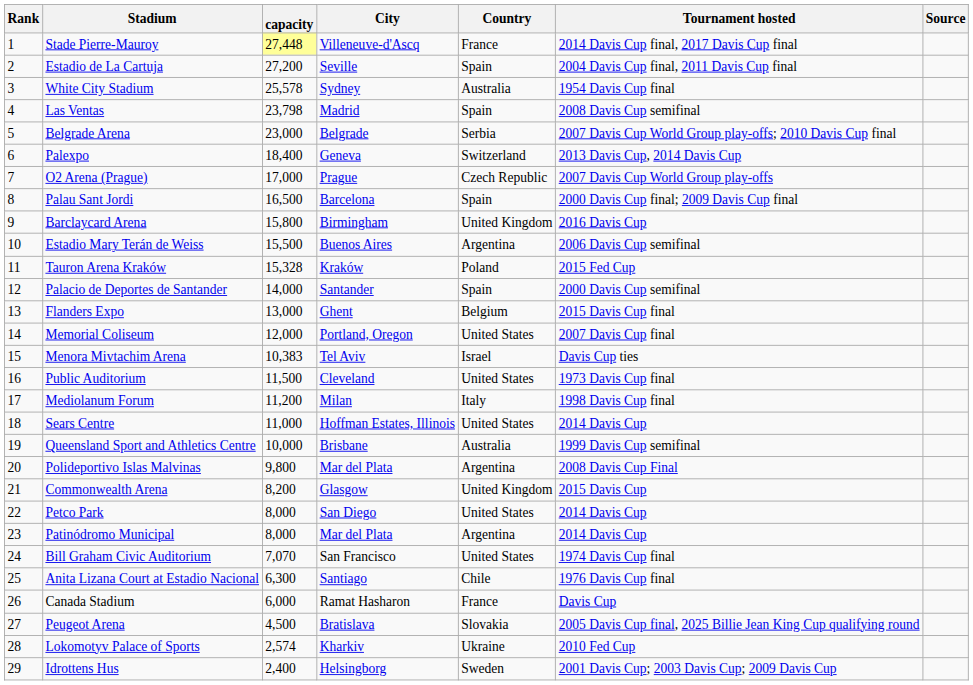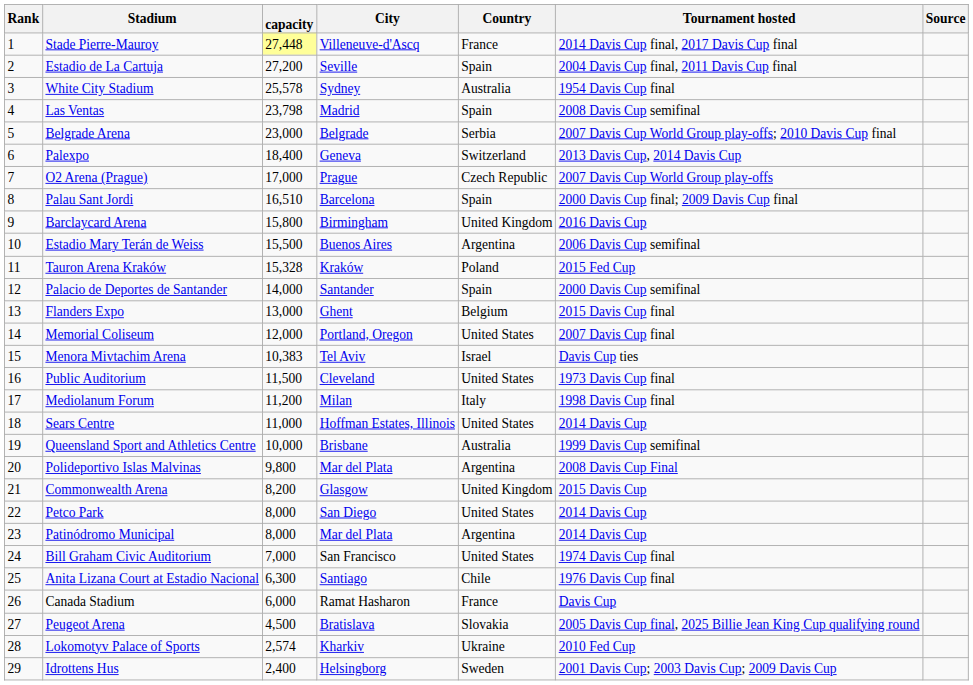(284, 200) 16,500 -> (284, 200) 16,510
(281, 557) 7,070 -> (281, 557) 7,000
